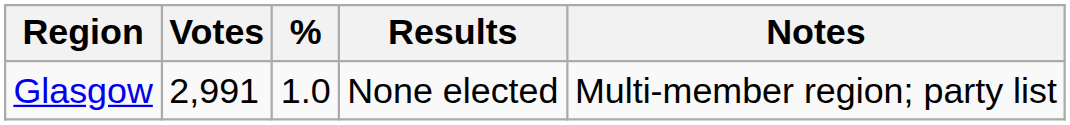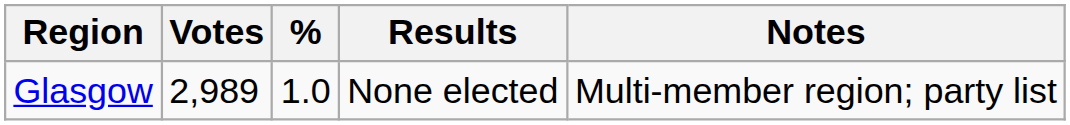(214, 89) 2,991 -> (214, 89) 2,989
